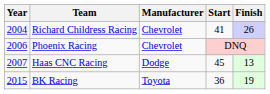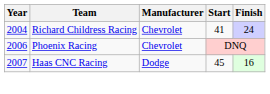(249, 30) 26 -> (249, 30) 24
(249, 63) 13 -> (249, 63) 16
- row: (55, 80)
